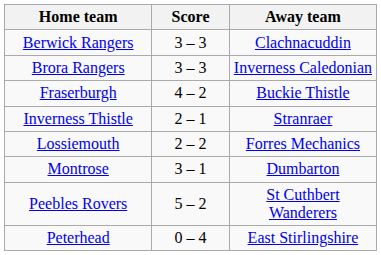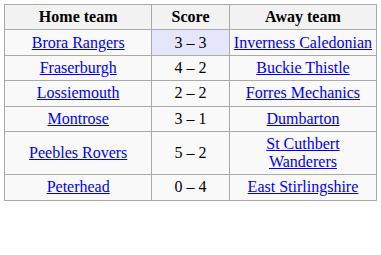- row: (78, 42)
(191, 67) no background -> (191, 42) lavender background
- row: (78, 118)
